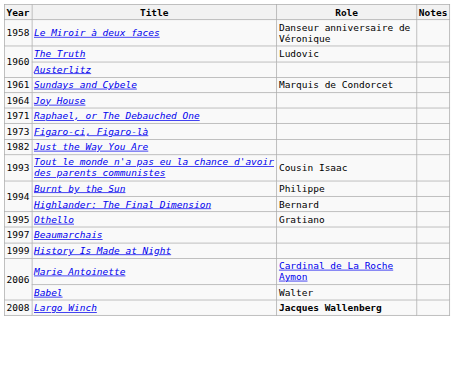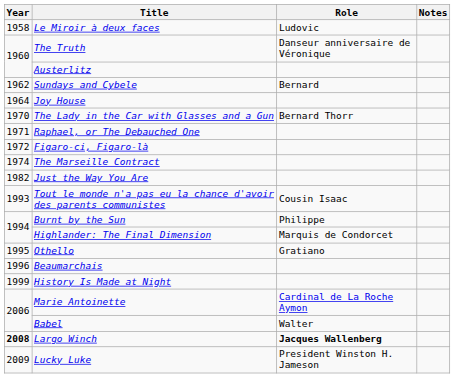(345, 33) Danseur anniversaire de Véronique -> (299, 28) Ludovic
(299, 54) Ludovic -> (345, 49) Danseur anniversaire de Véronique
(18, 85) 1961 -> (18, 85) 1962
(336, 85) Marquis de Condorcet -> (299, 85) Bernard
+ row: (154, 116)
(18, 131) 1973 -> (18, 147) 1972
+ row: (97, 162)
(299, 204) Bernard -> (336, 235) Marquis de Condorcet
(18, 235) 1997 -> (18, 266) 1996
(18, 308) normal -> (18, 339) bold
+ row: (63, 360)
